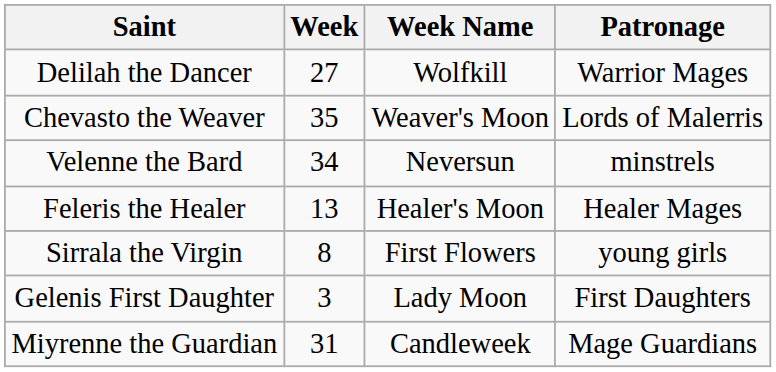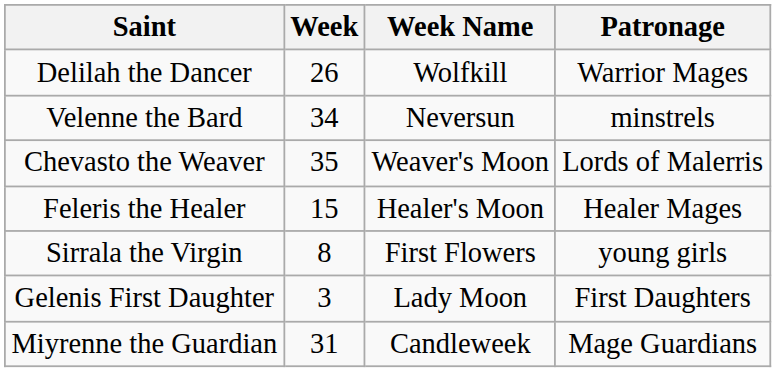(324, 72) 27 -> (324, 72) 26
rows swapped: (144, 117) <-> (144, 162)
(324, 207) 13 -> (324, 207) 15
